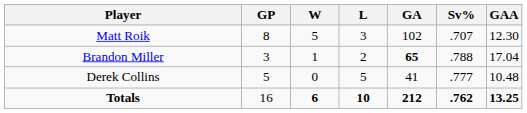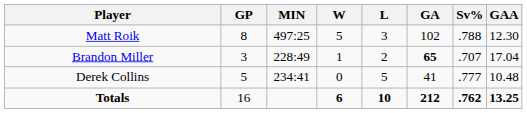+ column: (292, 14)
(461, 35) .707 -> (470, 35) .788
(461, 56) .788 -> (470, 56) .707
